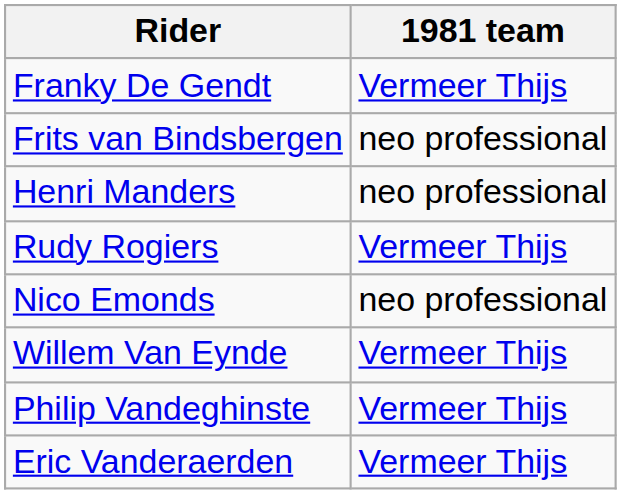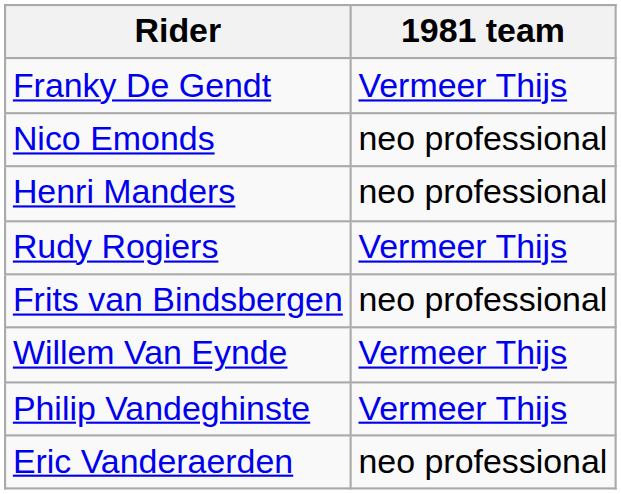rows swapped: (114, 300) <-> (178, 138)
(463, 461) Vermeer Thijs -> (483, 461) neo professional
